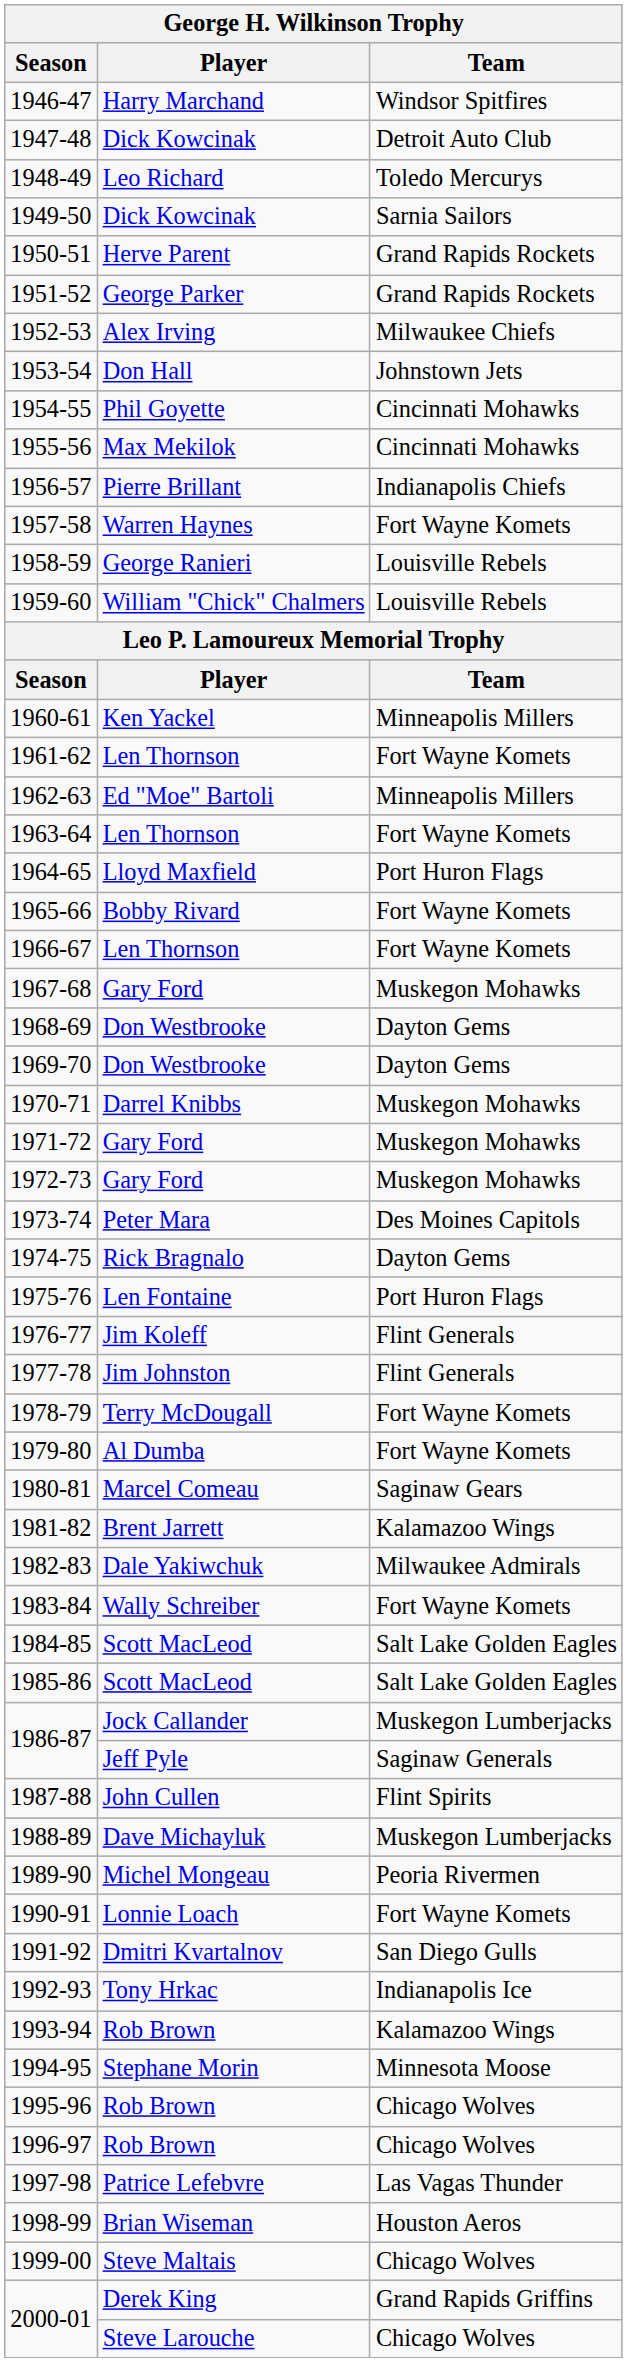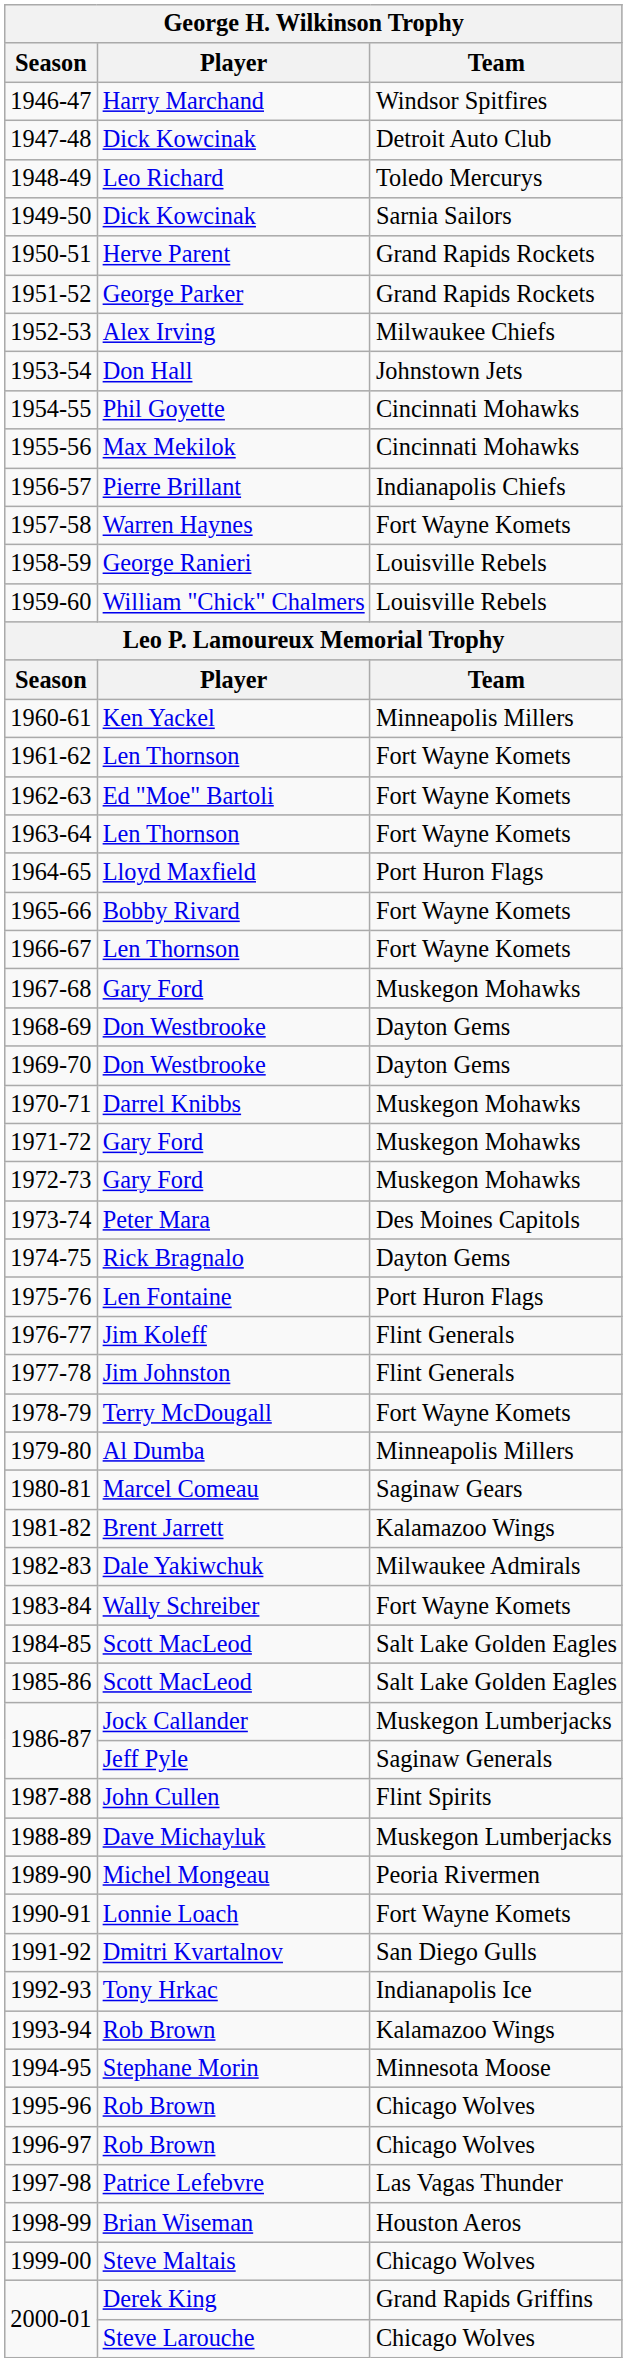(475, 795) Minneapolis Millers -> (473, 795) Fort Wayne Komets
(473, 1450) Fort Wayne Komets -> (475, 1450) Minneapolis Millers
